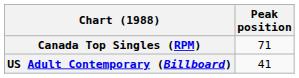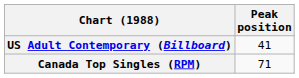rows swapped: (119, 45) <-> (119, 64)
